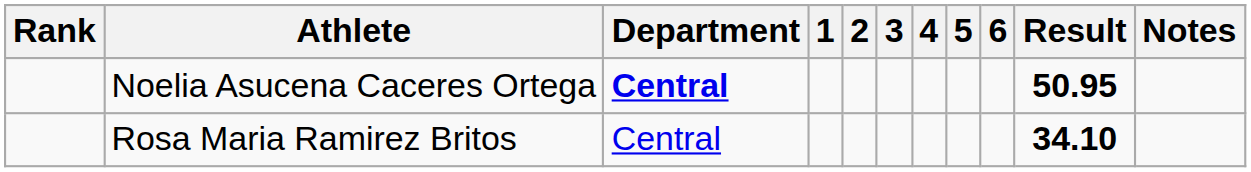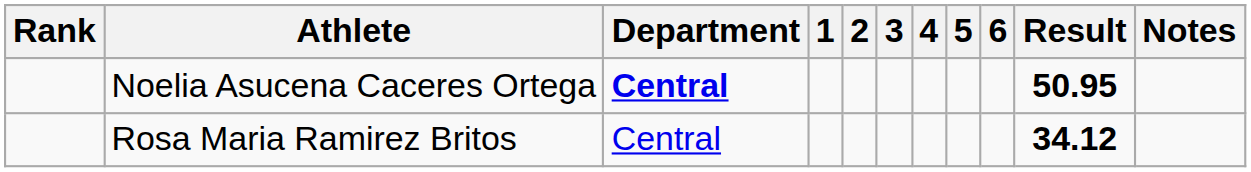(1075, 138) 34.10 -> (1075, 138) 34.12
